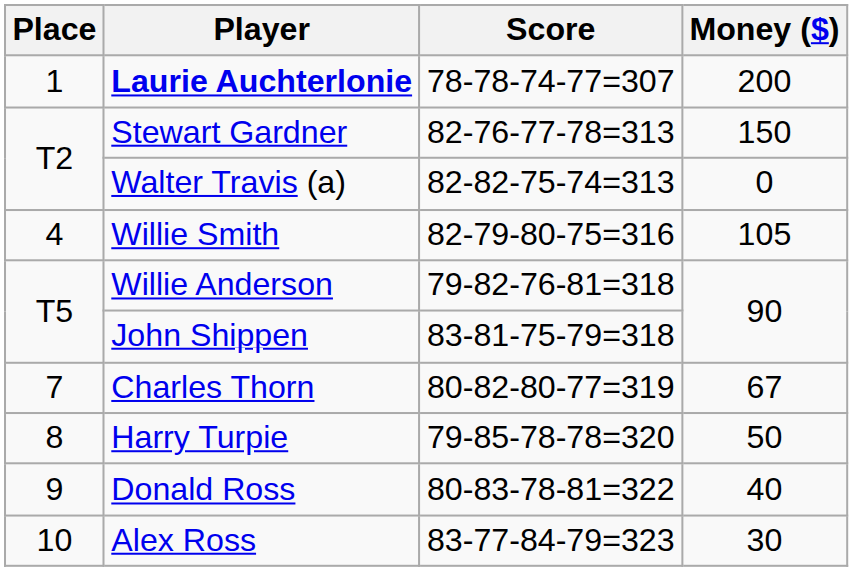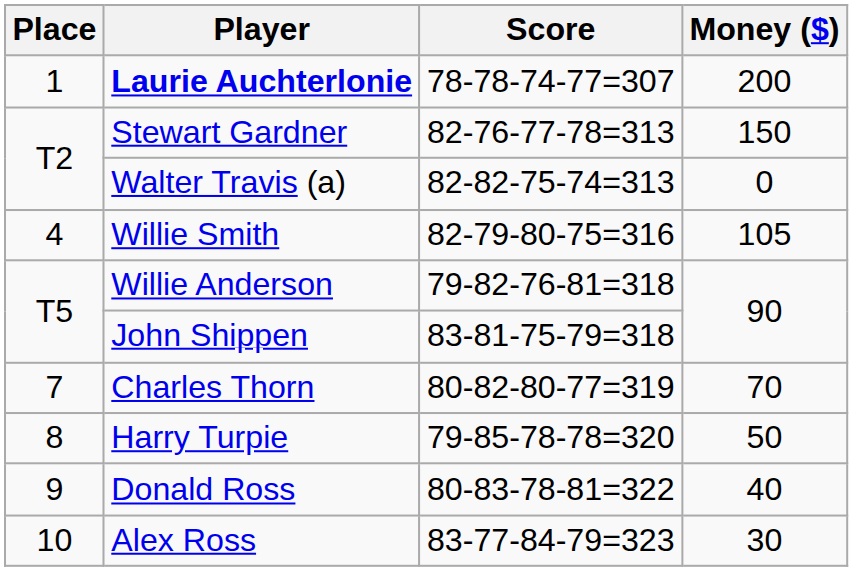(764, 387) 67 -> (764, 387) 70
